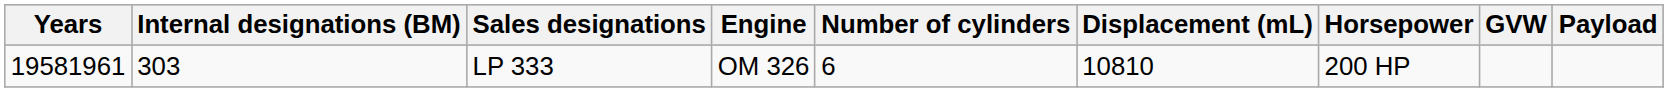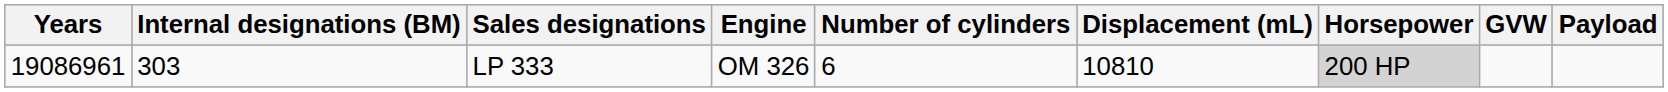(68, 65) 19581961 -> (68, 65) 19086961
(1368, 65) no background -> (1368, 65) lightgrey background
